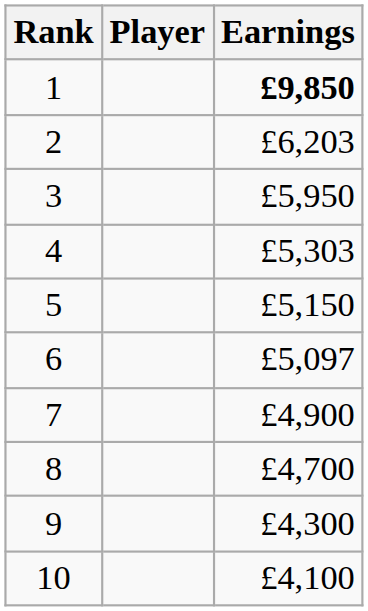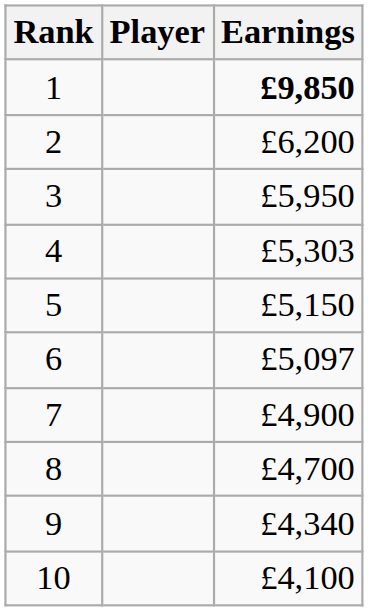(307, 141) £6,203 -> (307, 141) £6,200
(307, 523) £4,300 -> (307, 523) £4,340
